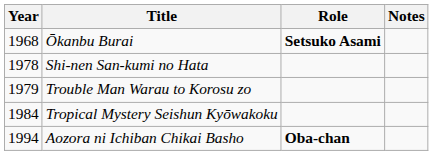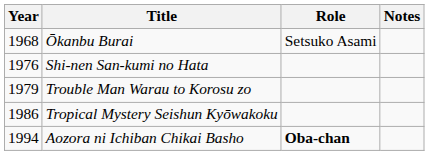(333, 41) bold -> (331, 41) normal
(23, 65) 1978 -> (23, 65) 1976
(23, 114) 1984 -> (23, 114) 1986
